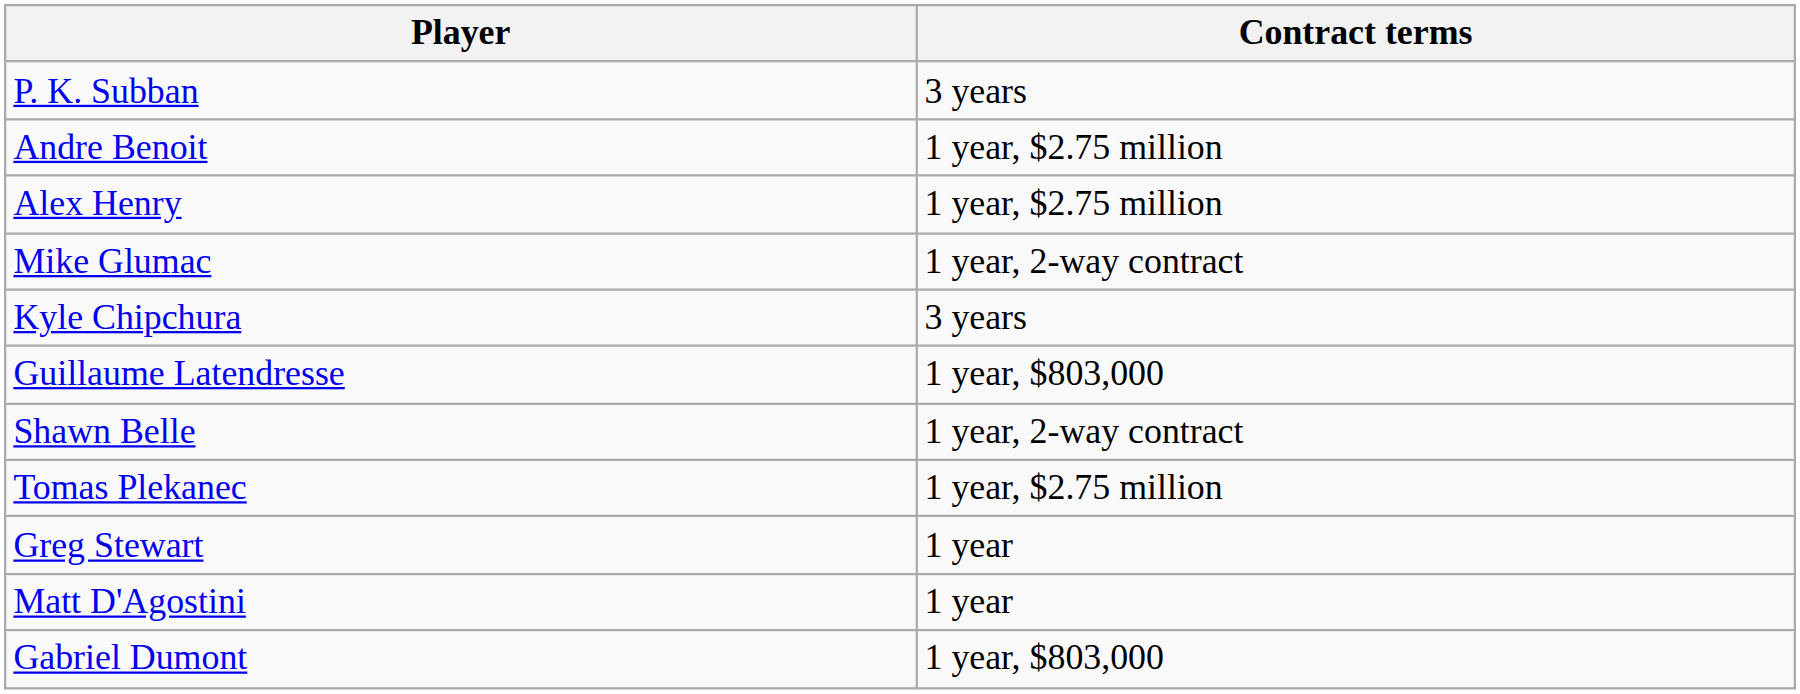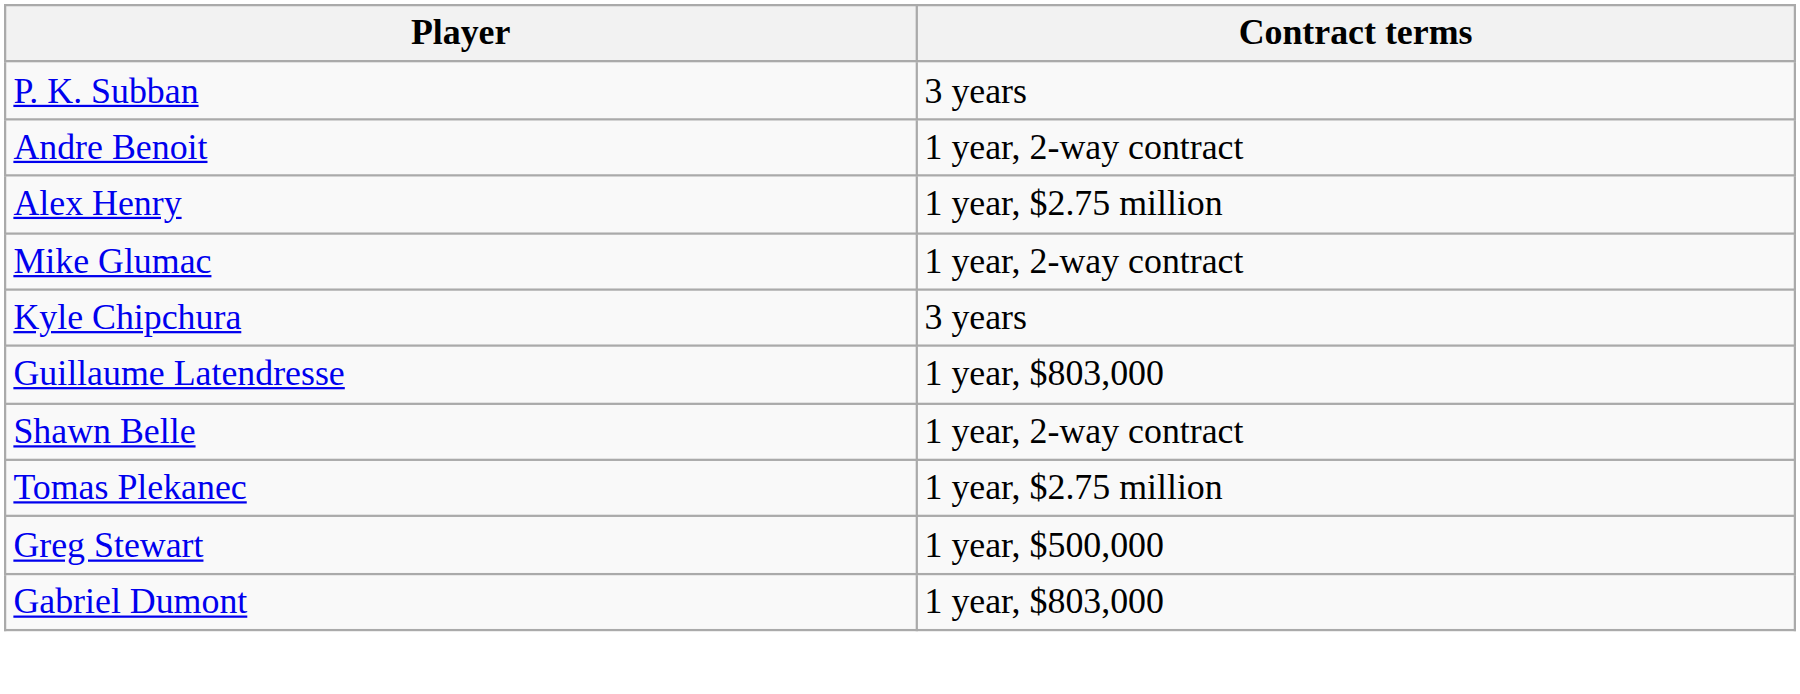(1074, 146) 1 year, $2.75 million -> (1084, 146) 1 year, 2-way contract
(969, 544) 1 year -> (1044, 544) 1 year, $500,000
- row: (130, 601)
